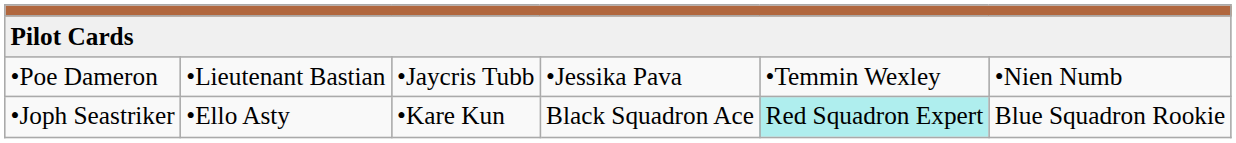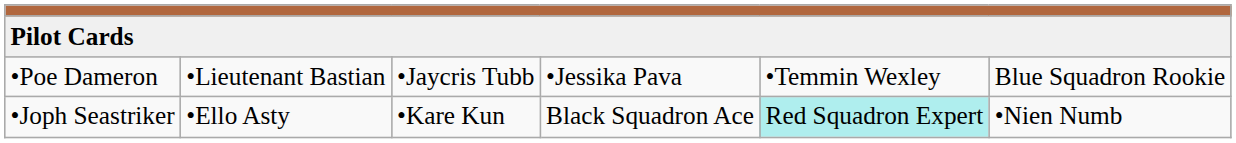(1059, 76) •Nien Numb -> (1110, 76) Blue Squadron Rookie
(1110, 116) Blue Squadron Rookie -> (1059, 116) •Nien Numb
